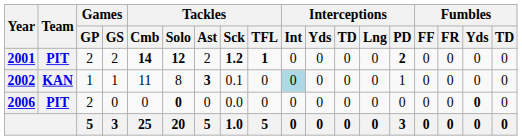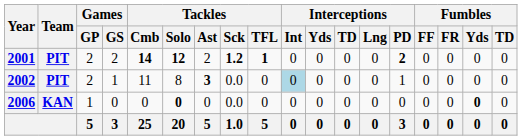(58, 80) KAN -> (58, 80) PIT
(90, 80) 1 -> (90, 80) 2
(234, 80) 0.1 -> (234, 80) 0.0
(58, 102) PIT -> (58, 102) KAN
(90, 102) 2 -> (90, 102) 1
